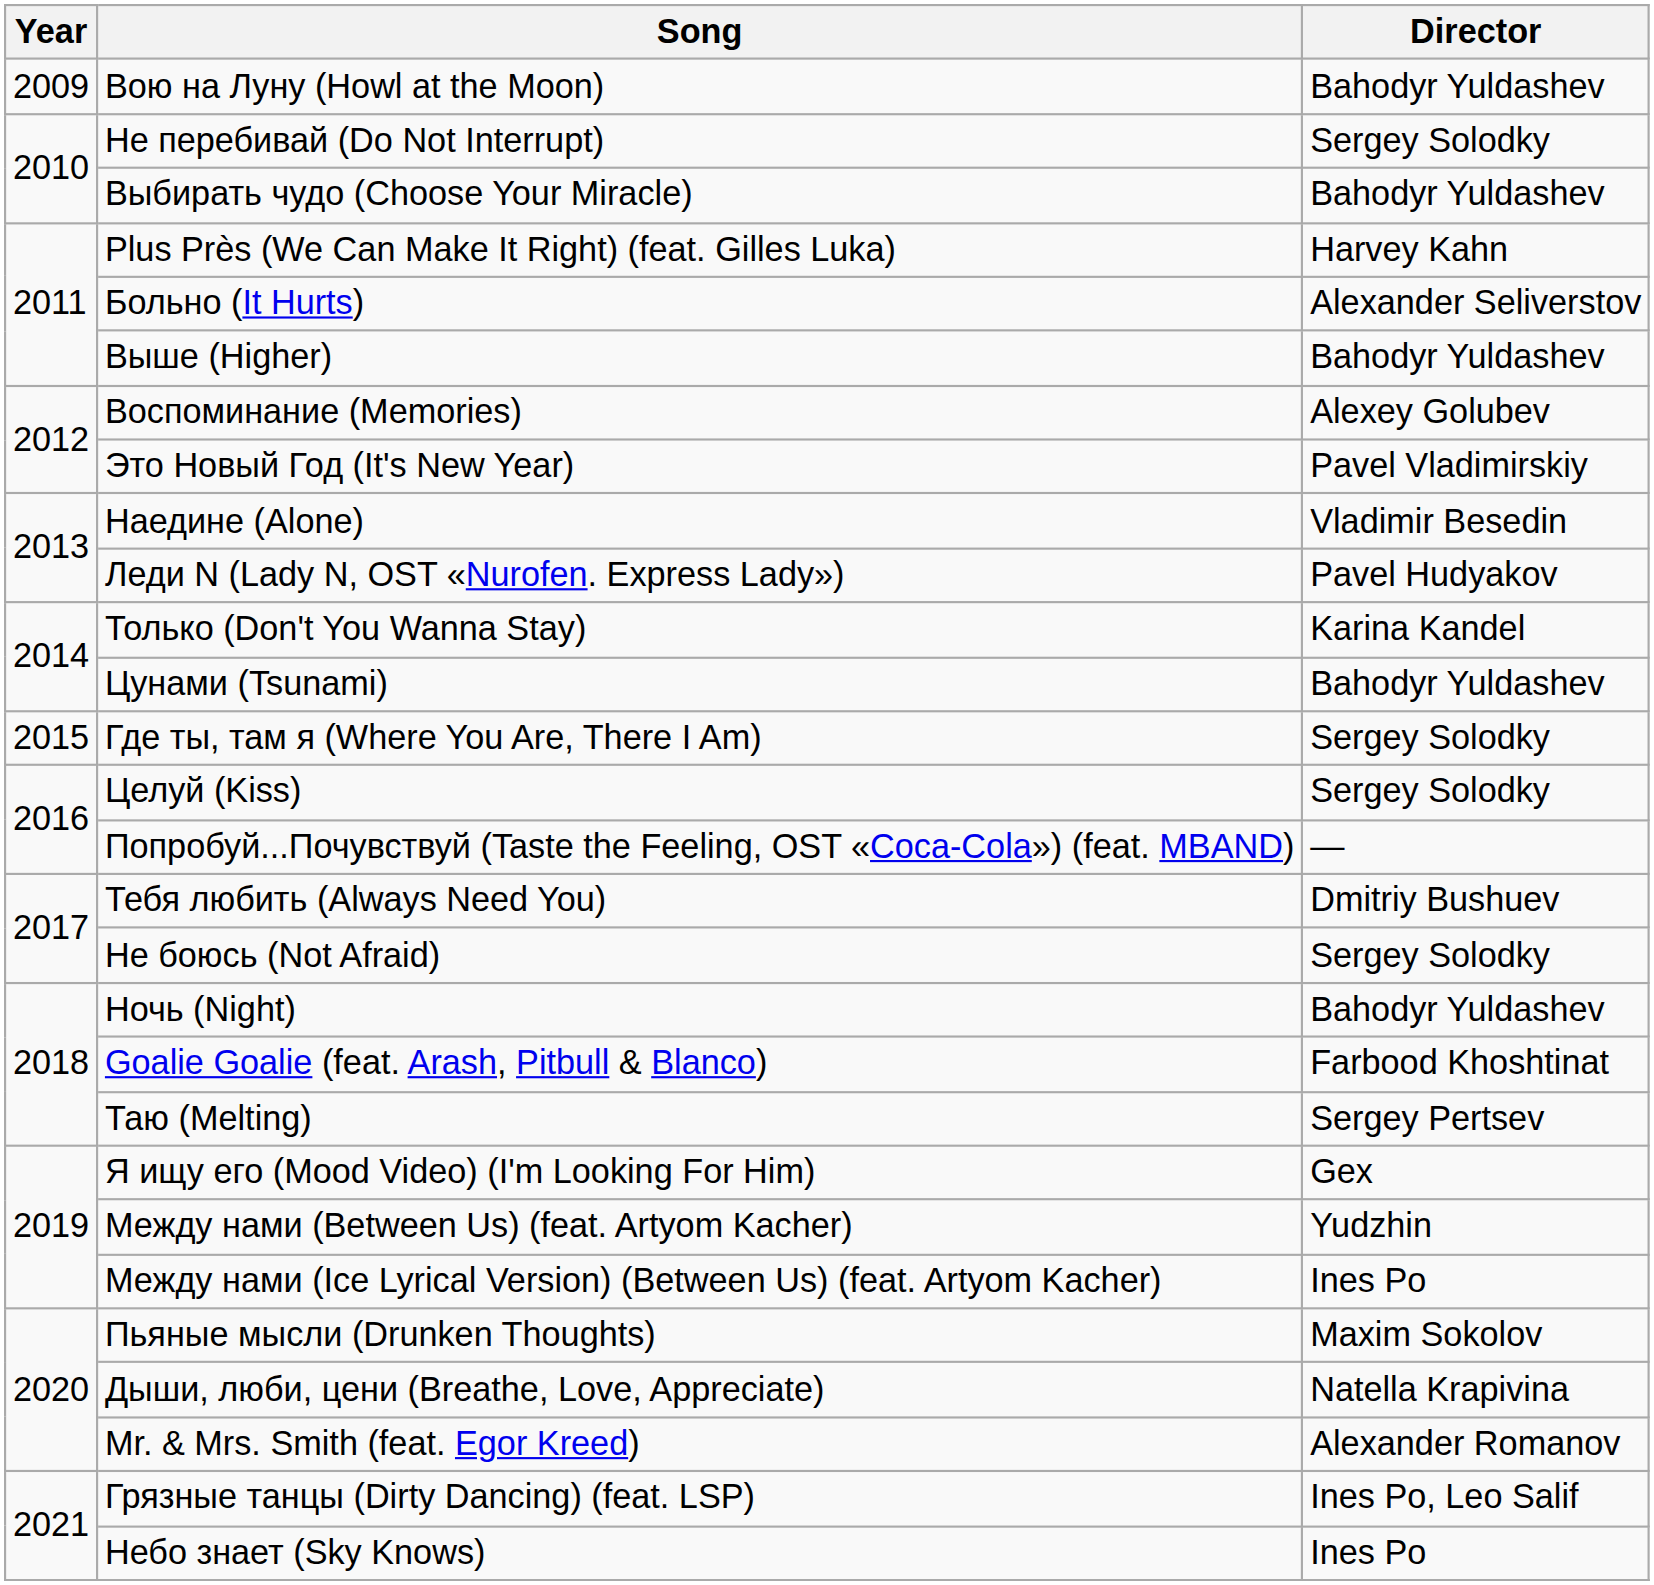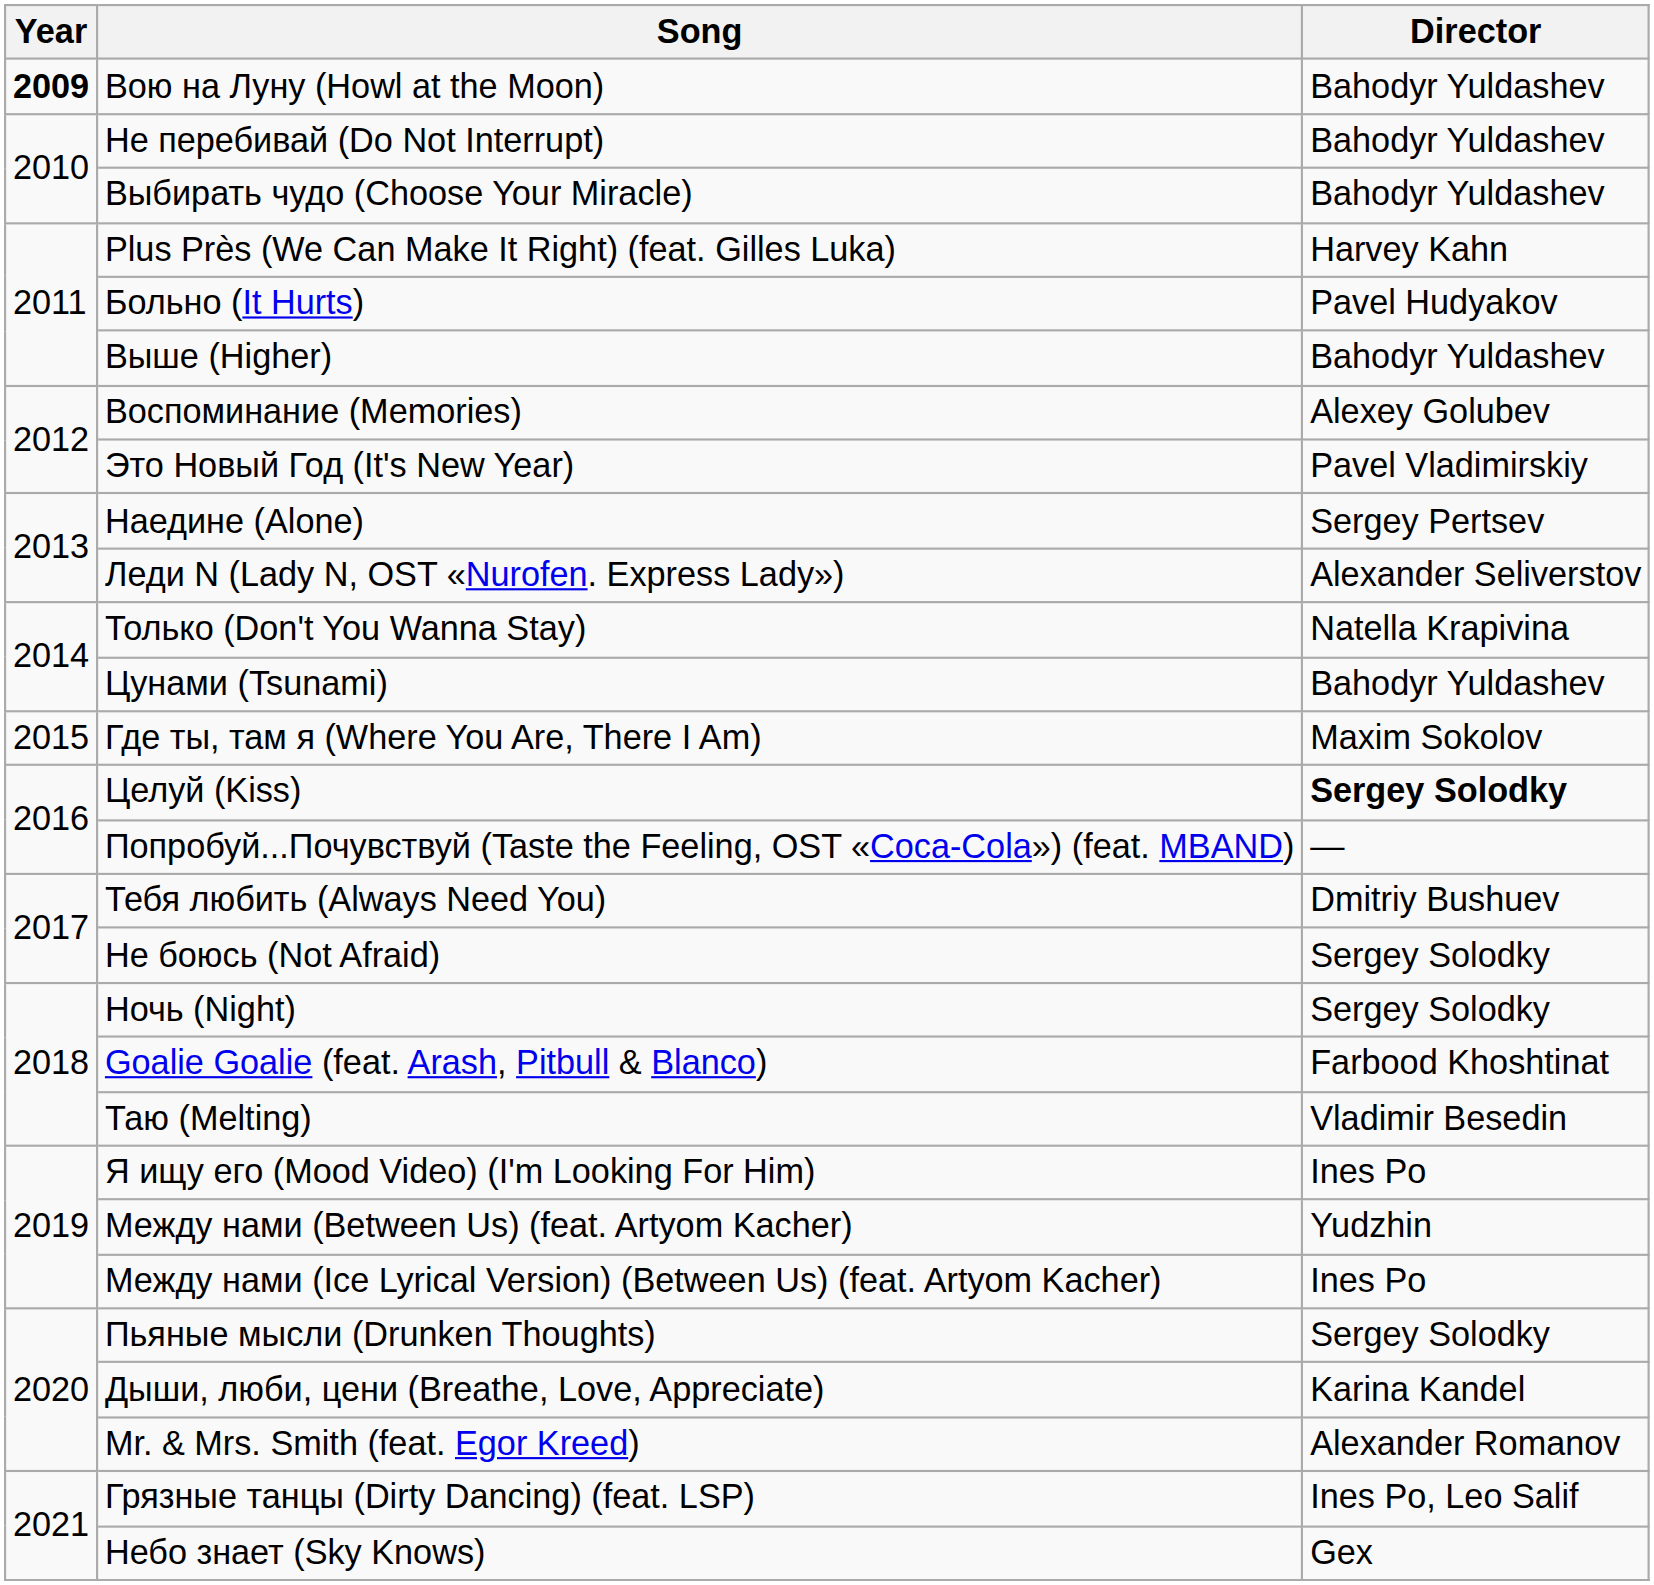(51, 85) normal -> (51, 85) bold
(1430, 140) Sergey Solodky -> (1457, 140) Bahodyr Yuldashev
(1476, 303) Alexander Seliverstov -> (1434, 303) Pavel Hudyakov
(1439, 520) Vladimir Besedin -> (1427, 520) Sergey Pertsev
(1434, 574) Pavel Hudyakov -> (1476, 574) Alexander Seliverstov
(1418, 628) Karina Kandel -> (1440, 628) Natella Krapivina
(1430, 737) Sergey Solodky -> (1426, 737) Maxim Sokolov
(1430, 791) normal -> (1439, 791) bold
(1457, 1009) Bahodyr Yuldashev -> (1430, 1009) Sergey Solodky
(1427, 1117) Sergey Pertsev -> (1439, 1117) Vladimir Besedin
(1342, 1172) Gex -> (1368, 1172) Ines Po
(1426, 1334) Maxim Sokolov -> (1430, 1334) Sergey Solodky
(1440, 1389) Natella Krapivina -> (1418, 1389) Karina Kandel
(1368, 1552) Ines Po -> (1342, 1552) Gex
